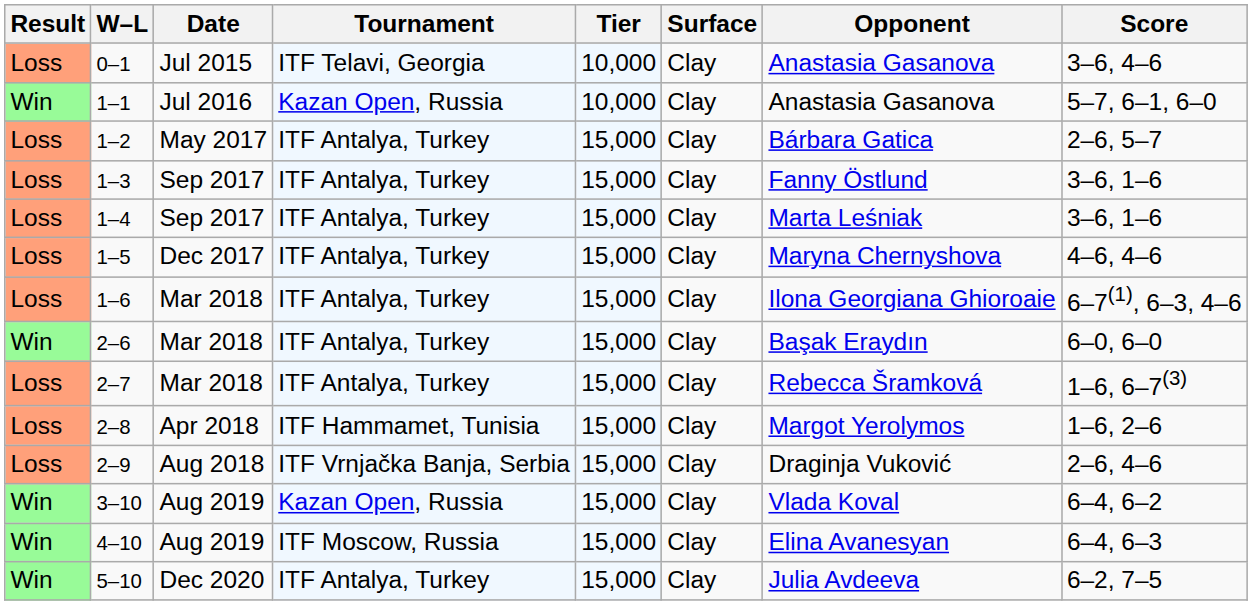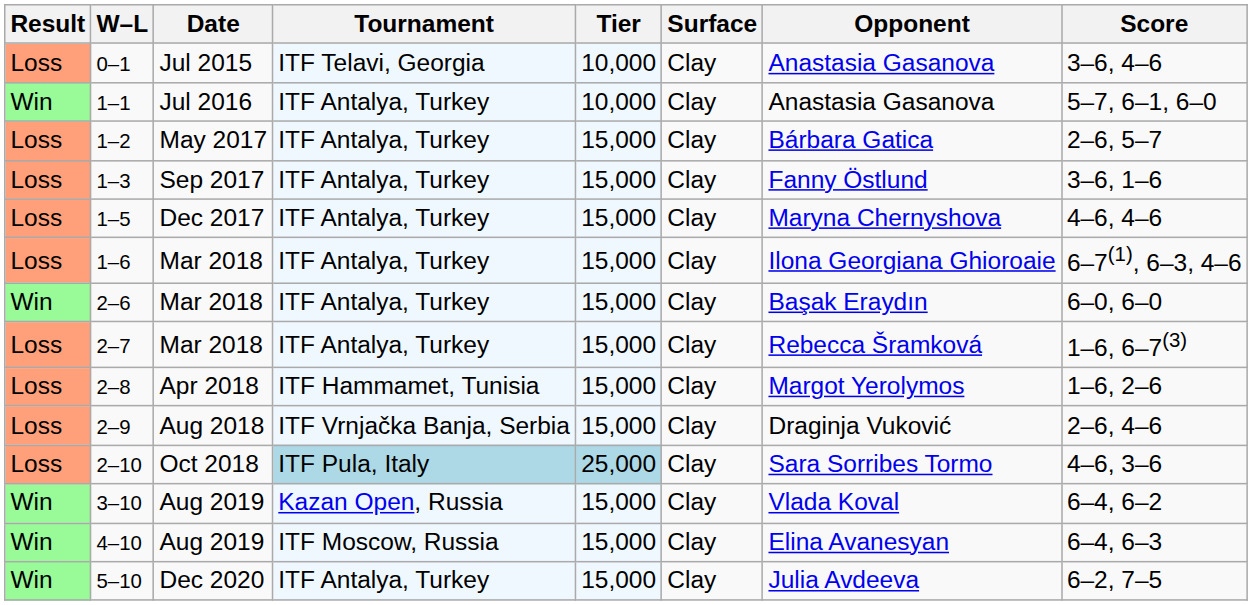(391, 101) Kazan Open, Russia -> (384, 101) ITF Antalya, Turkey
- row: (114, 219)
+ row: (119, 465)
